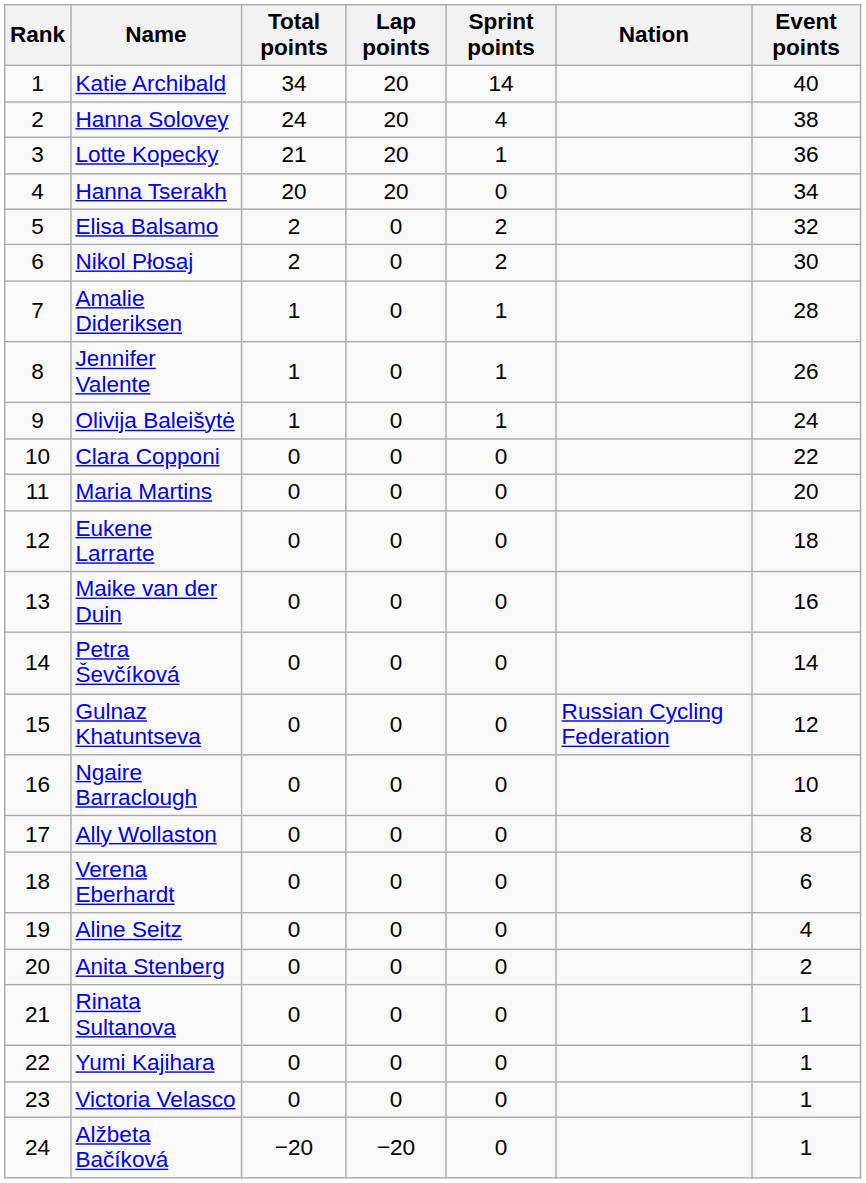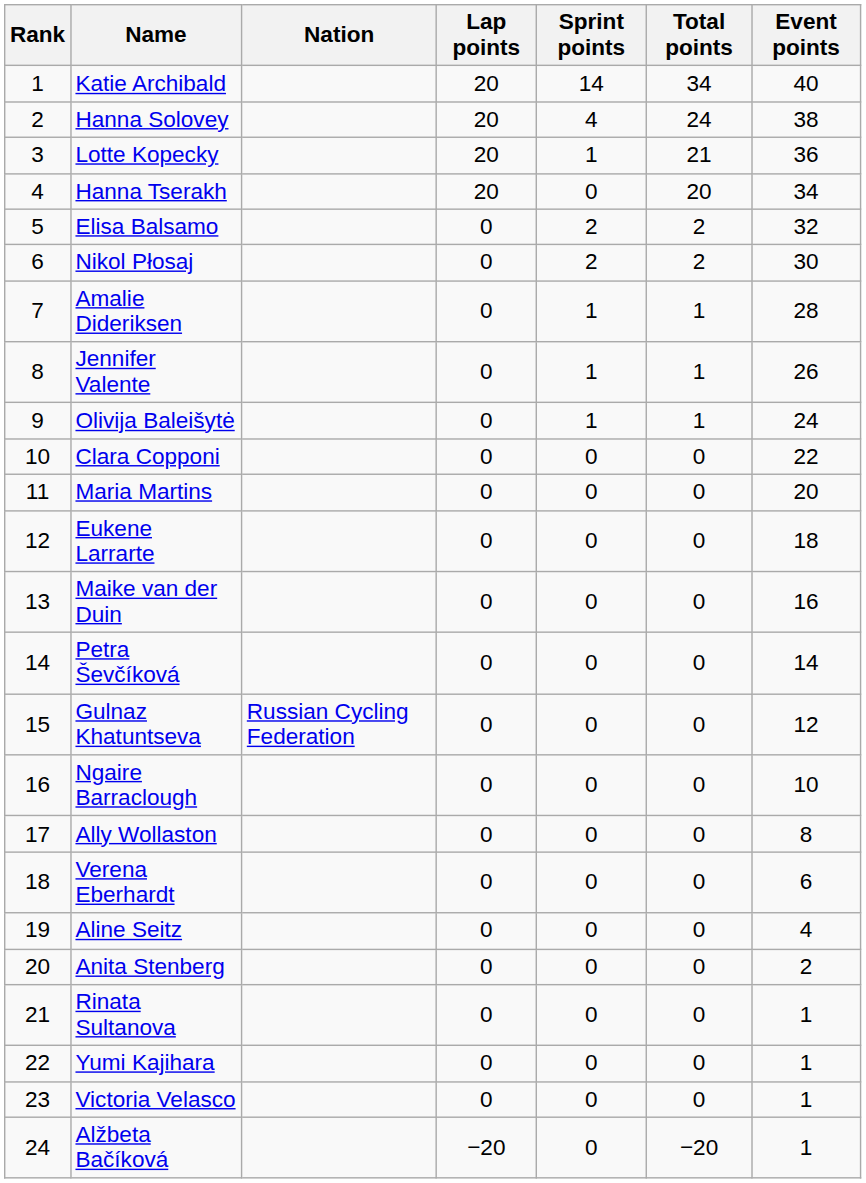columns swapped: (654, 35) <-> (294, 35)
